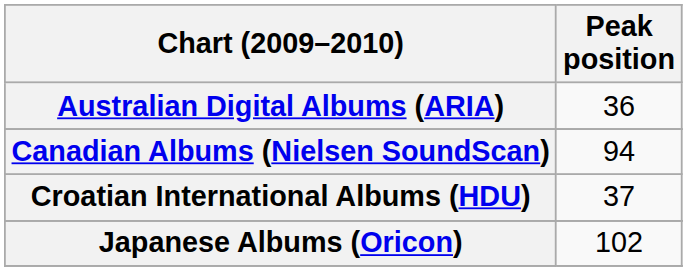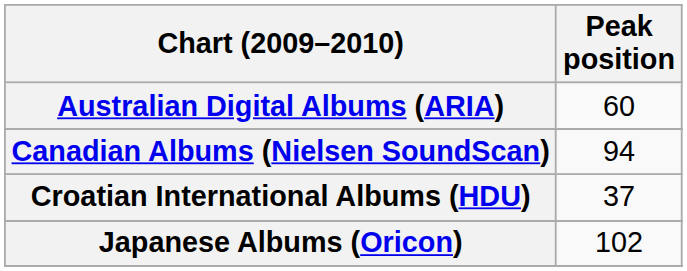(619, 105) 36 -> (619, 105) 60
